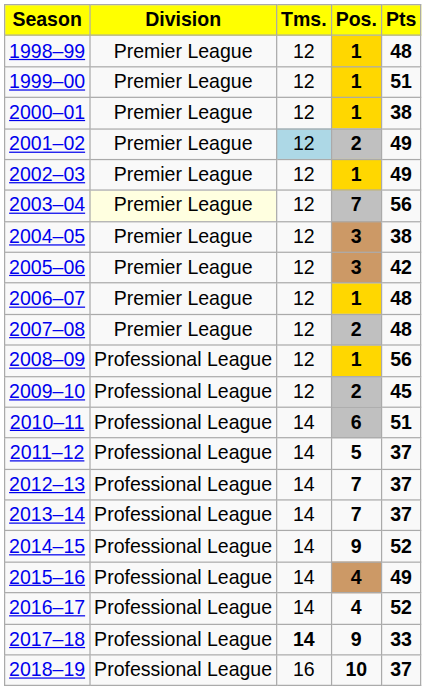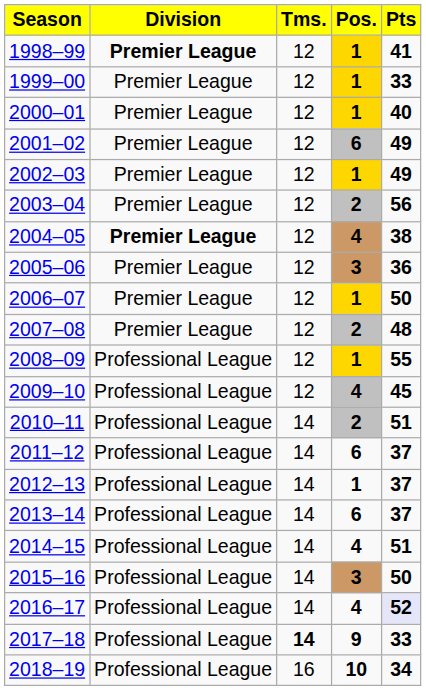(183, 50) normal -> (183, 50) bold
(401, 50) 48 -> (401, 50) 41
(401, 81) 51 -> (401, 81) 33
(401, 112) 38 -> (401, 112) 40
(304, 143) lightblue background -> (304, 143) no background
(356, 143) 2 -> (356, 143) 6
(183, 205) lightyellow background -> (183, 205) no background
(356, 205) 7 -> (356, 205) 2
(183, 236) normal -> (183, 236) bold
(356, 236) 3 -> (356, 236) 4
(401, 267) 42 -> (401, 267) 36
(401, 298) 48 -> (401, 298) 50
(401, 360) 56 -> (401, 360) 55
(356, 391) 2 -> (356, 391) 4
(356, 422) 6 -> (356, 422) 2
(356, 453) 5 -> (356, 453) 6
(356, 484) 7 -> (356, 484) 1
(356, 515) 7 -> (356, 515) 6
(356, 546) 9 -> (356, 546) 4
(401, 546) 52 -> (401, 546) 51
(356, 577) 4 -> (356, 577) 3
(401, 577) 49 -> (401, 577) 50
(401, 608) no background -> (401, 608) lavender background
(401, 670) 37 -> (401, 670) 34
